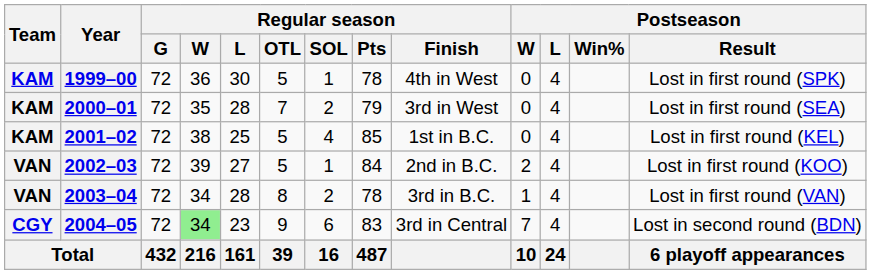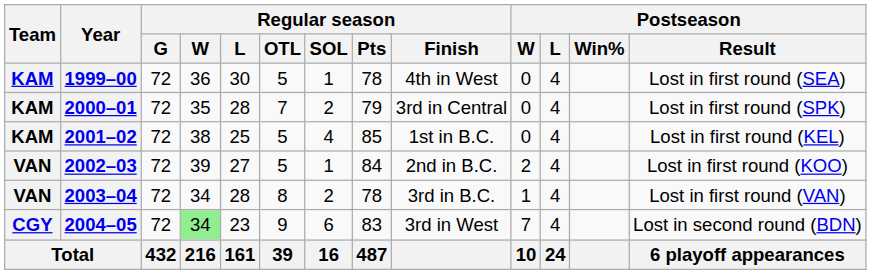(747, 78) Lost in first round (SPK) -> (747, 78) Lost in first round (SEA)
(451, 108) 3rd in West -> (451, 108) 3rd in Central
(747, 108) Lost in first round (SEA) -> (747, 108) Lost in first round (SPK)
(451, 225) 3rd in Central -> (451, 225) 3rd in West
